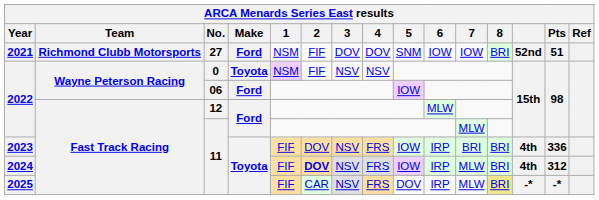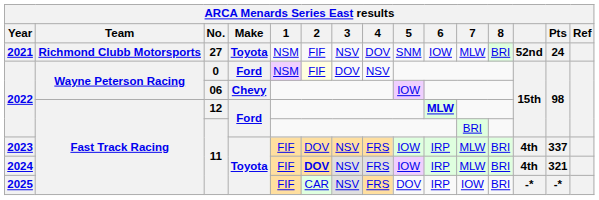(249, 52) Ford -> (249, 52) Toyota
(347, 52) DOV -> (347, 52) NSV
(472, 52) IOW -> (472, 52) MLW
(557, 52) 51 -> (558, 52) 24
(249, 71) Toyota -> (249, 71) Ford
(317, 71) no background -> (317, 71) lightyellow background
(347, 71) NSV -> (347, 71) DOV
(249, 90) Ford -> (249, 90) Chevy
(440, 109) normal -> (440, 109) bold
(472, 128) MLW -> (472, 128) BRI
(472, 147) BRI -> (472, 147) MLW
(557, 147) 336 -> (558, 147) 337
(557, 166) 312 -> (558, 166) 321
(472, 185) MLW -> (472, 185) IOW
(500, 185) khaki background -> (501, 185) no background
